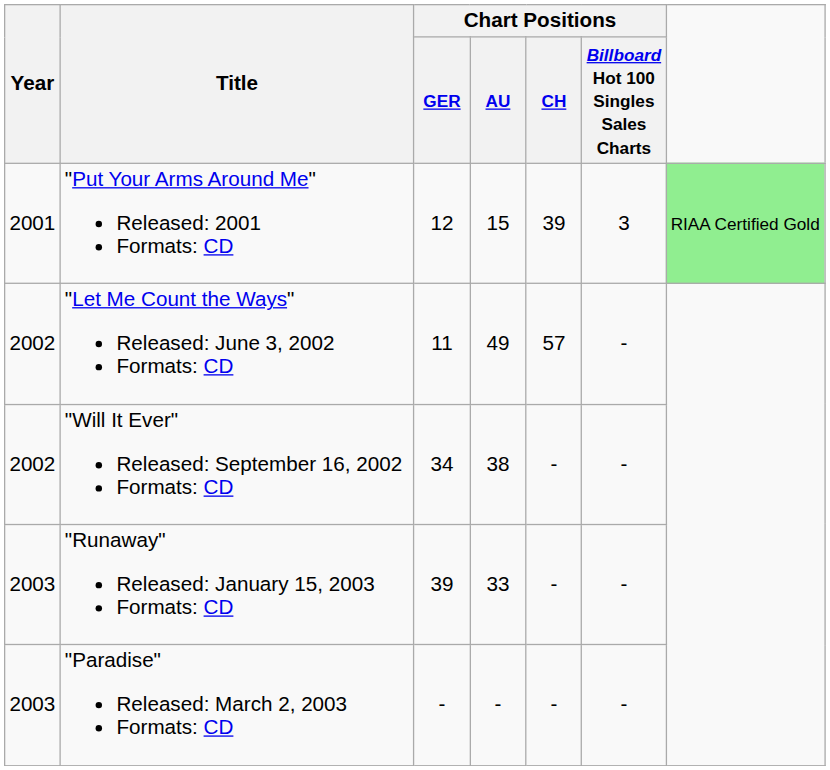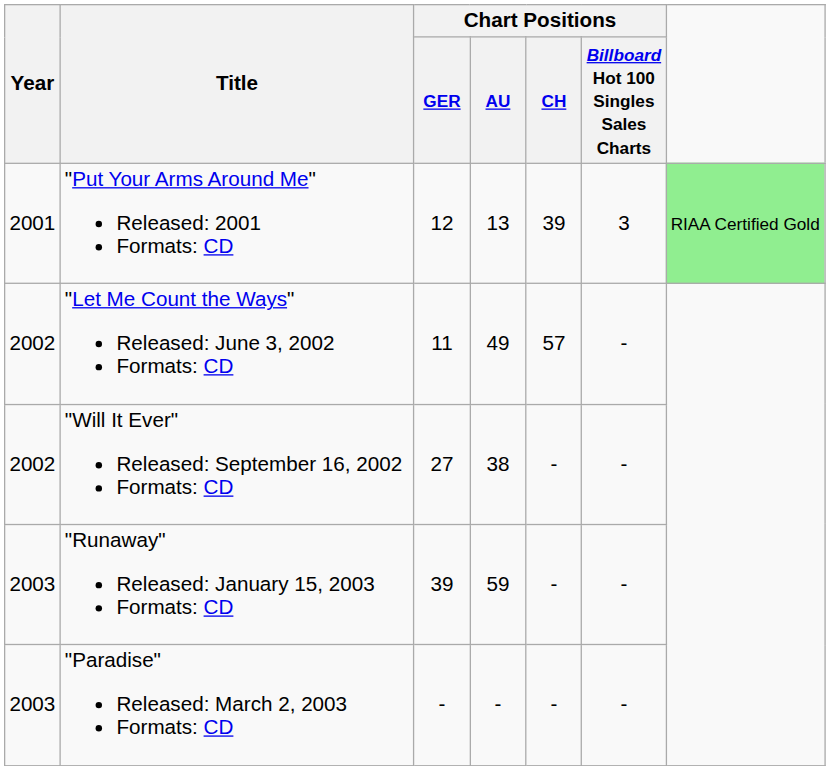(498, 223) 15 -> (498, 223) 13
(442, 463) 34 -> (442, 463) 27
(498, 584) 33 -> (498, 584) 59
